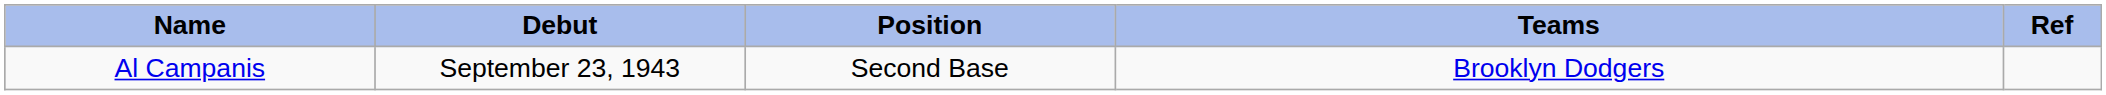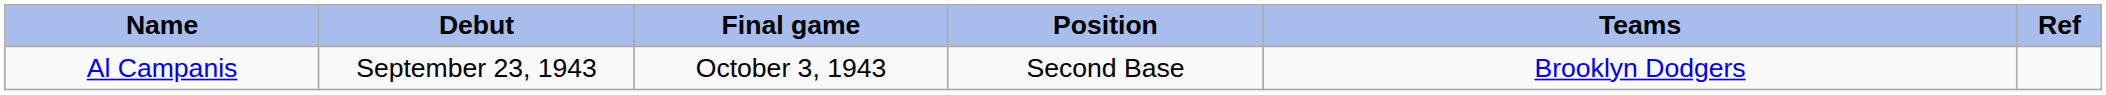+ column: (791, 25)
